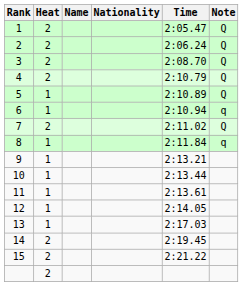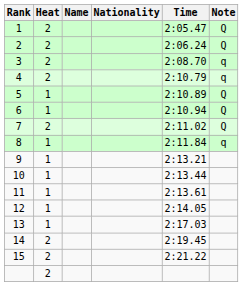(223, 61) Q -> (223, 61) q
(223, 78) Q -> (223, 78) q
(223, 110) q -> (223, 110) Q
